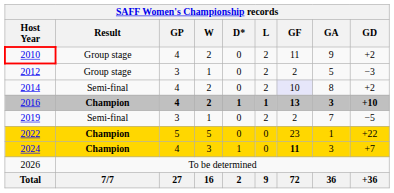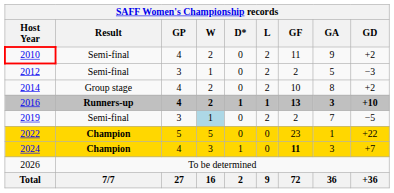(108, 55) Group stage -> (109, 55) Semi-final
(108, 71) Group stage -> (108, 71) Semi-final
(108, 87) Semi-final -> (108, 87) Group stage
(295, 87) lavender background -> (296, 87) no background
(108, 103) Champion -> (108, 103) Runners-up
(209, 118) no background -> (211, 118) lightblue background
